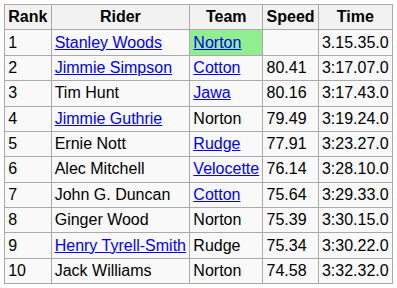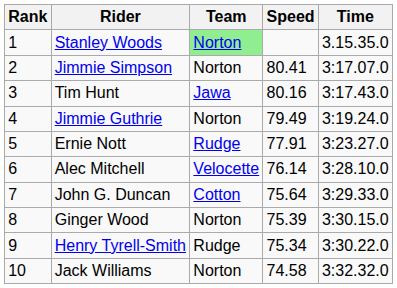(217, 67) Cotton -> (217, 67) Norton
